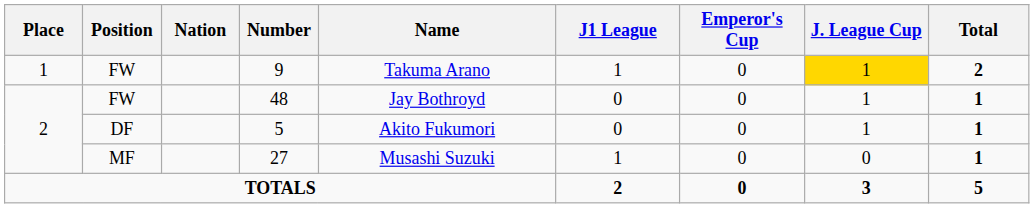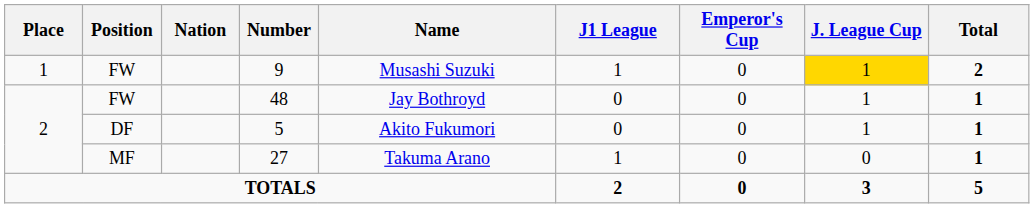(437, 70) Takuma Arano -> (437, 70) Musashi Suzuki
(437, 159) Musashi Suzuki -> (437, 159) Takuma Arano
